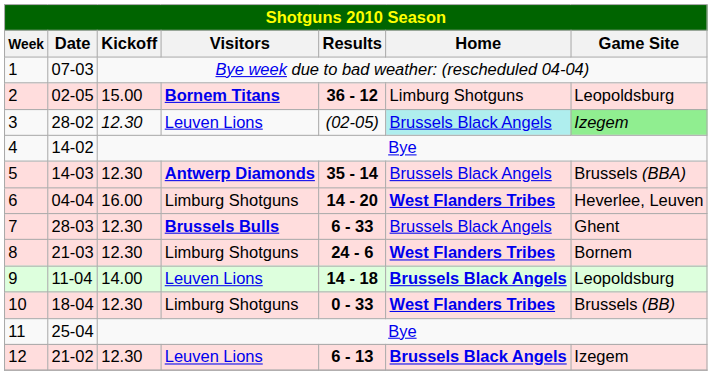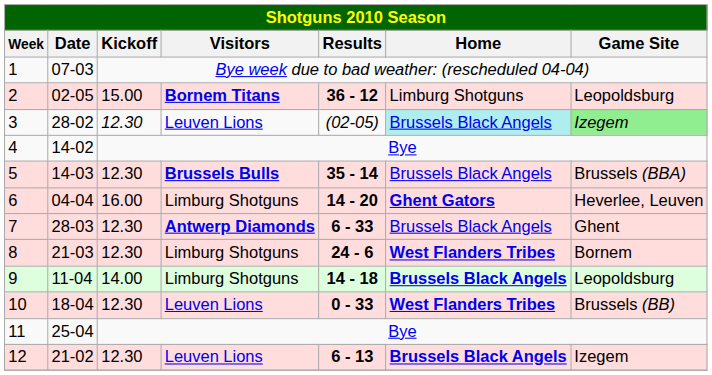(240, 174) Antwerp Diamonds -> (222, 174) Brussels Bulls
(472, 200) West Flanders Tribes -> (442, 200) Ghent Gators
(222, 226) Brussels Bulls -> (240, 226) Antwerp Diamonds
(214, 278) Leuven Lions -> (232, 278) Limburg Shotguns
(232, 305) Limburg Shotguns -> (214, 305) Leuven Lions
